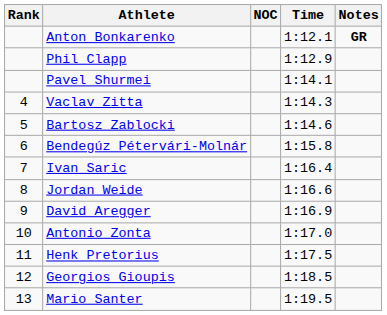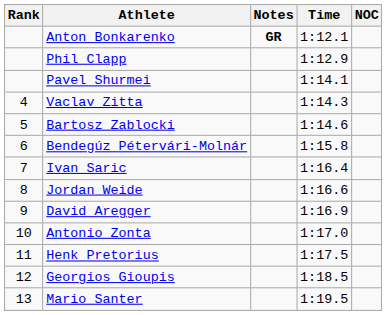columns swapped: (266, 15) <-> (359, 15)
